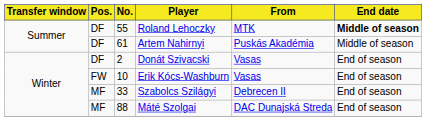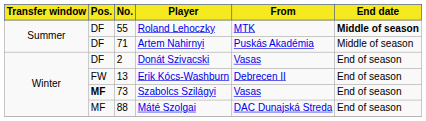(122, 44) 61 -> (122, 44) 71
(122, 76) 10 -> (122, 76) 13
(247, 76) Vasas -> (260, 76) Debrecen II
(98, 92) normal -> (98, 92) bold
(122, 92) 33 -> (122, 92) 73
(260, 92) Debrecen II -> (247, 92) Vasas
